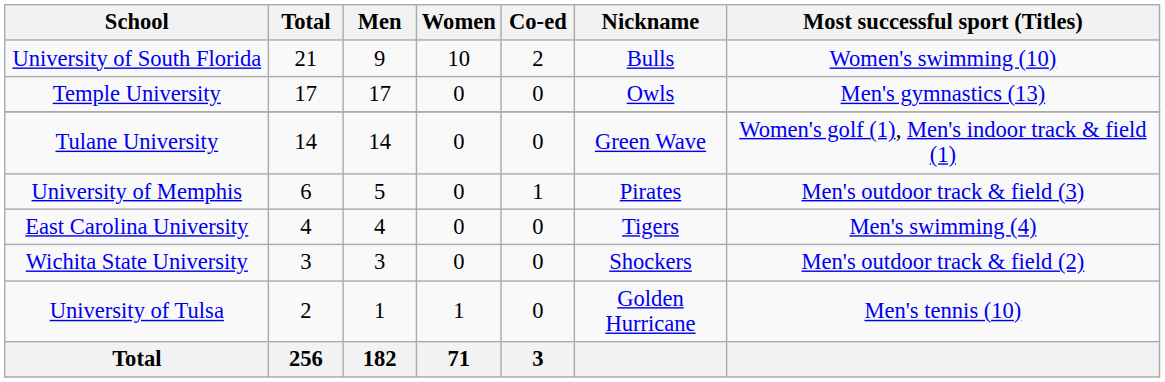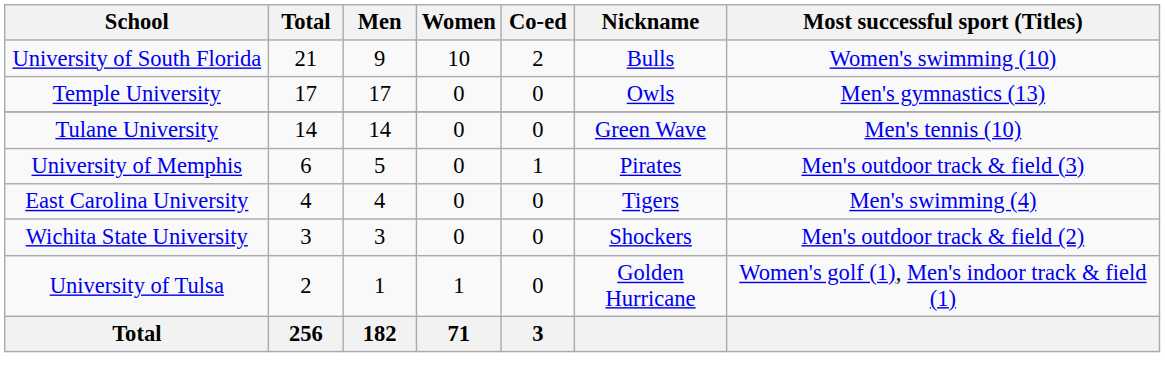(943, 142) Women's golf (1), Men's indoor track & field (1) -> (943, 129) Men's tennis (10)
(943, 310) Men's tennis (10) -> (943, 285) Women's golf (1), Men's indoor track & field (1)
